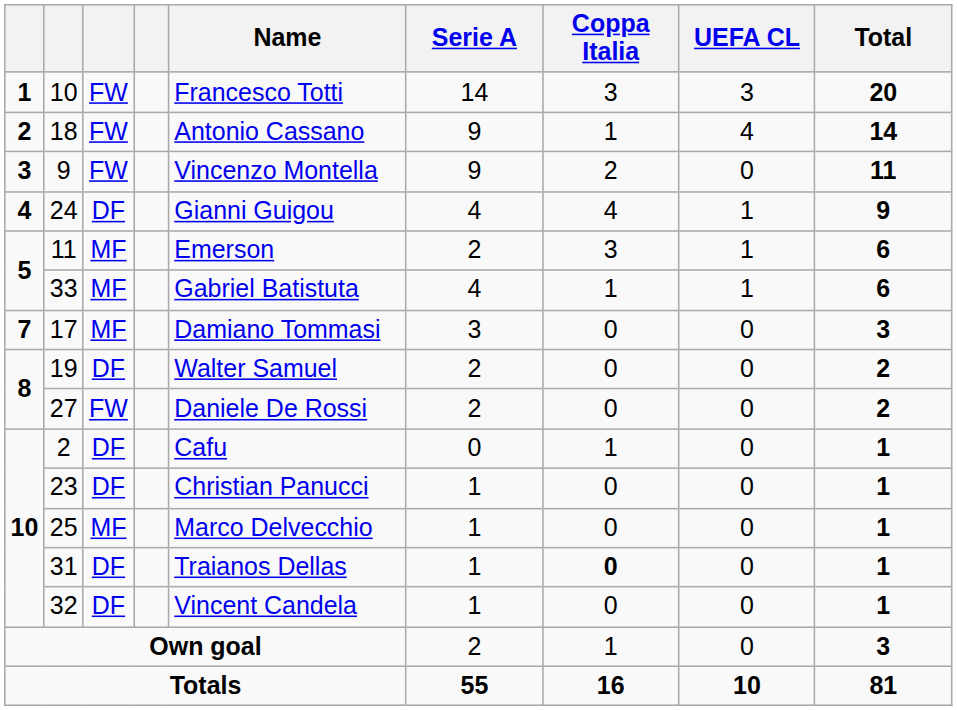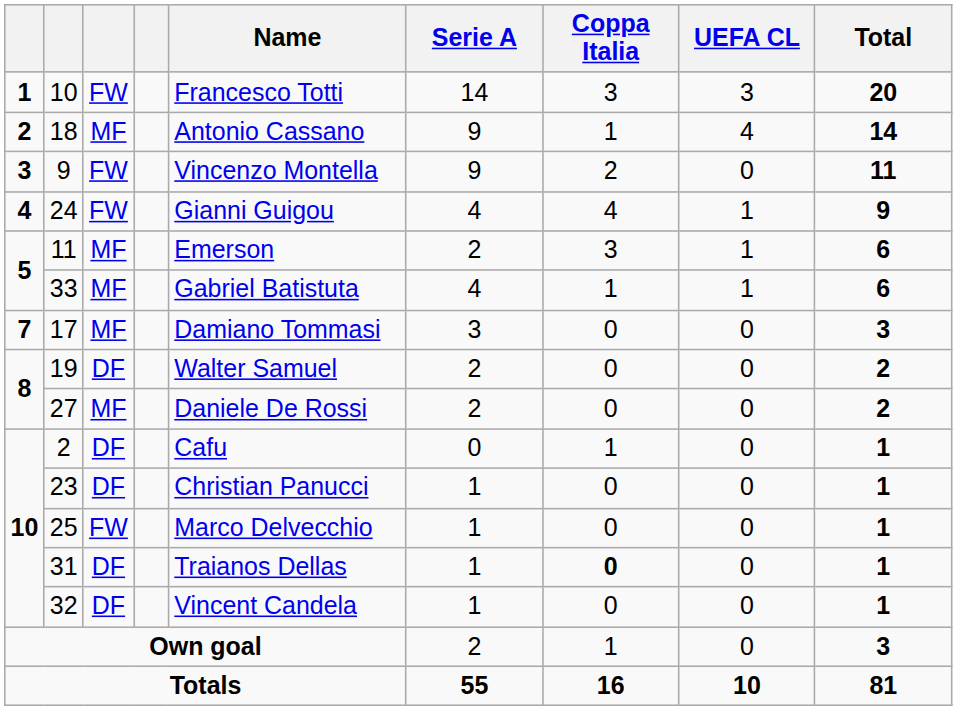(108, 131) FW -> (108, 131) MF
(108, 210) DF -> (108, 210) FW
(108, 408) FW -> (108, 408) MF
(108, 527) MF -> (108, 527) FW
